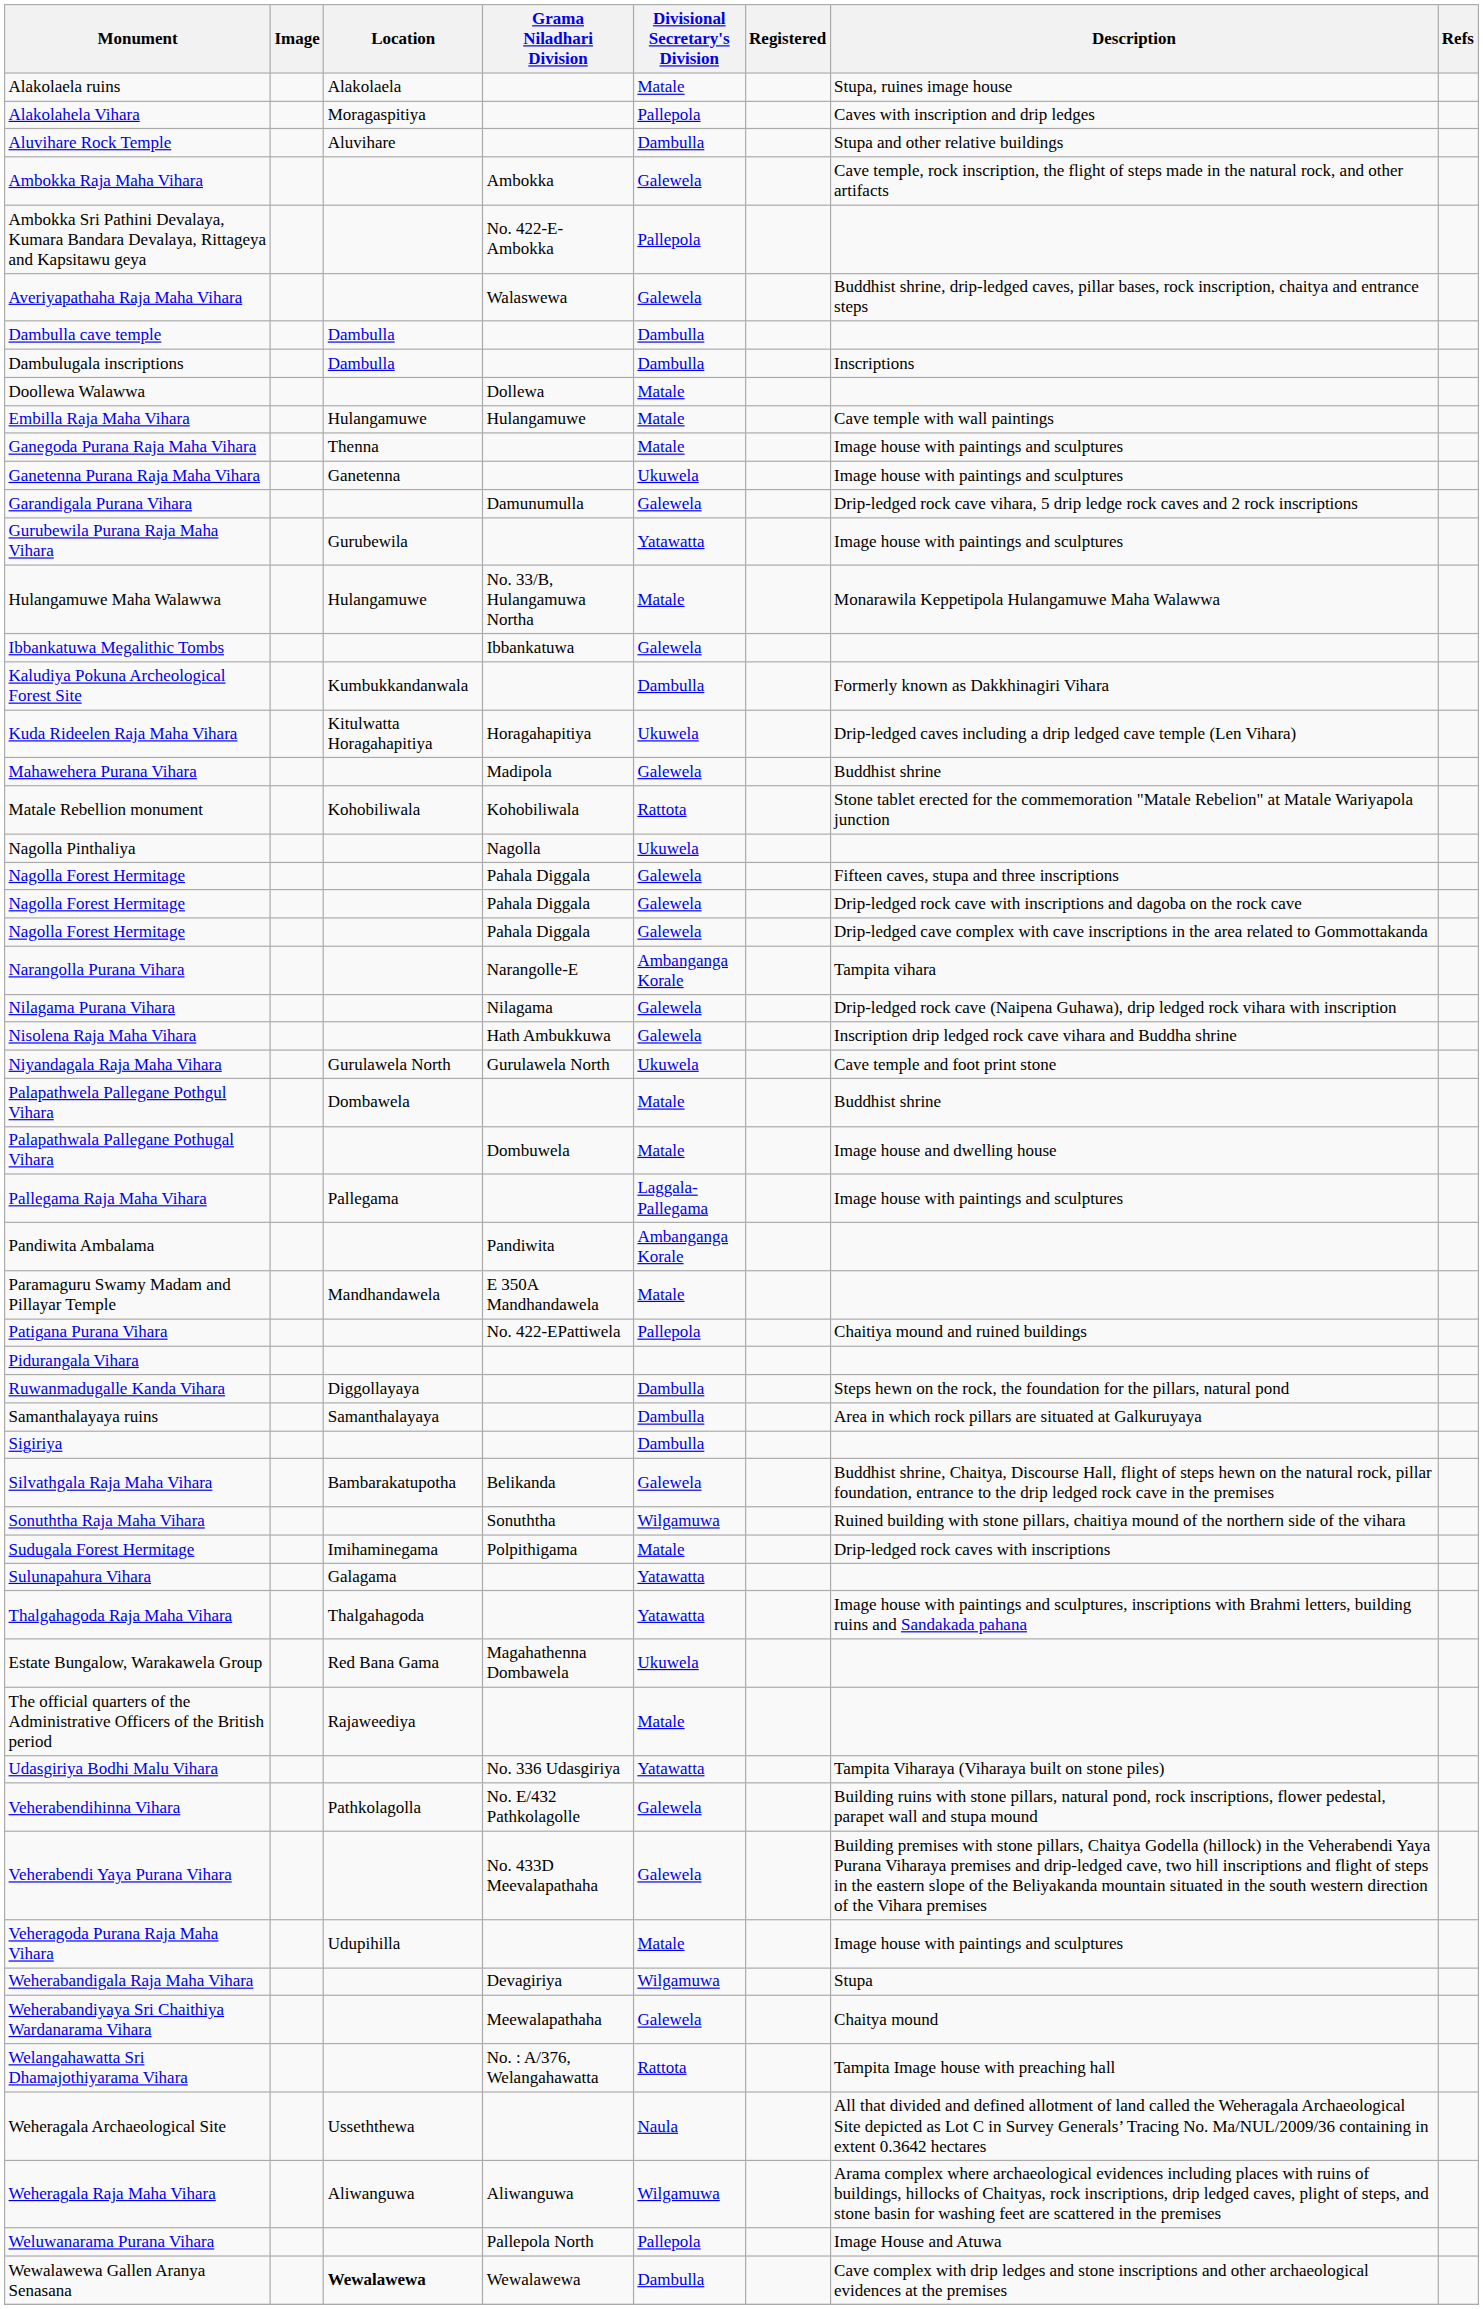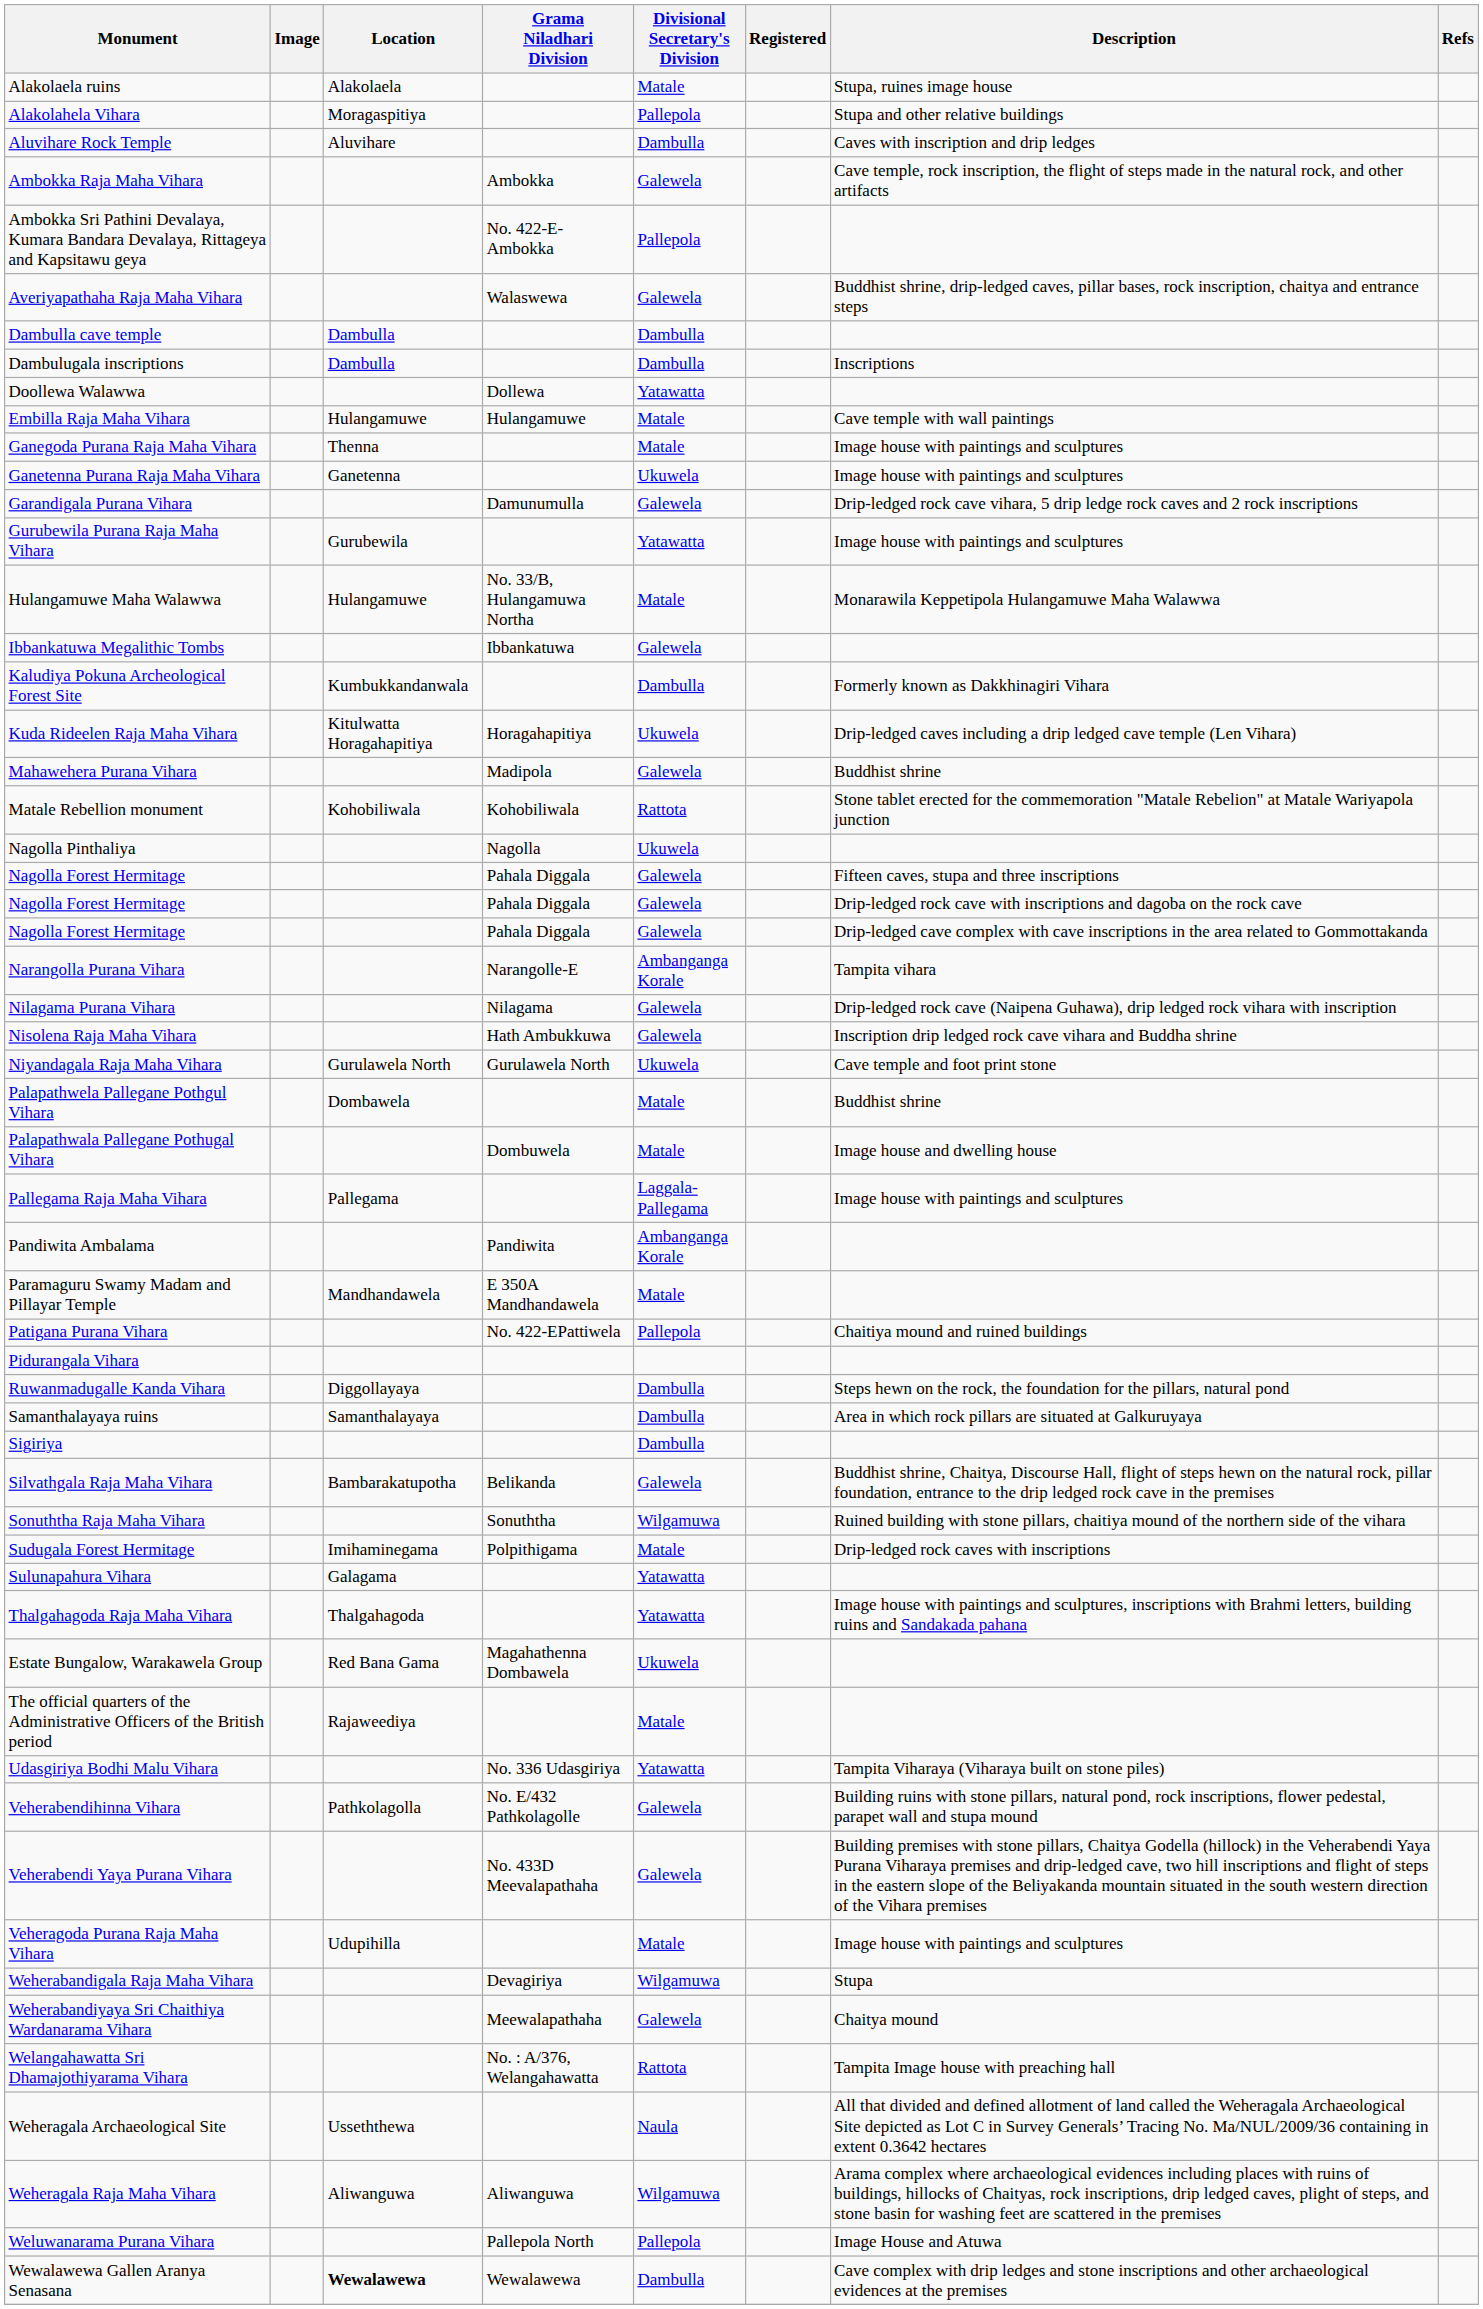(964, 115) Caves with inscription and drip ledges -> (949, 115) Stupa and other relative buildings
(949, 143) Stupa and other relative buildings -> (964, 143) Caves with inscription and drip ledges
(661, 391) Matale -> (671, 391) Yatawatta
